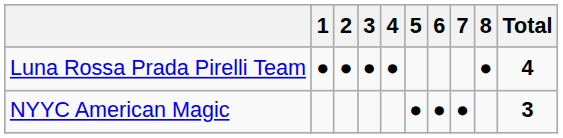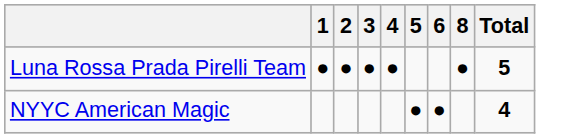- column: (462, 26)
(528, 68) 4 -> (504, 68) 5
(528, 111) 3 -> (504, 111) 4
